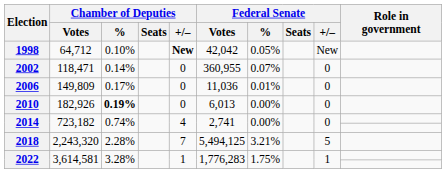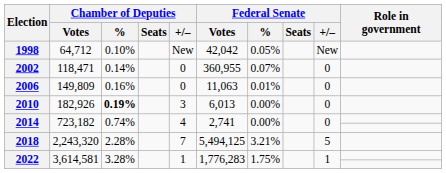(183, 50) bold -> (183, 50) normal
(120, 86) 0.17% -> (120, 86) 0.16%
(222, 86) 11,036 -> (222, 86) 11,063
(183, 104) 0 -> (183, 104) 3
